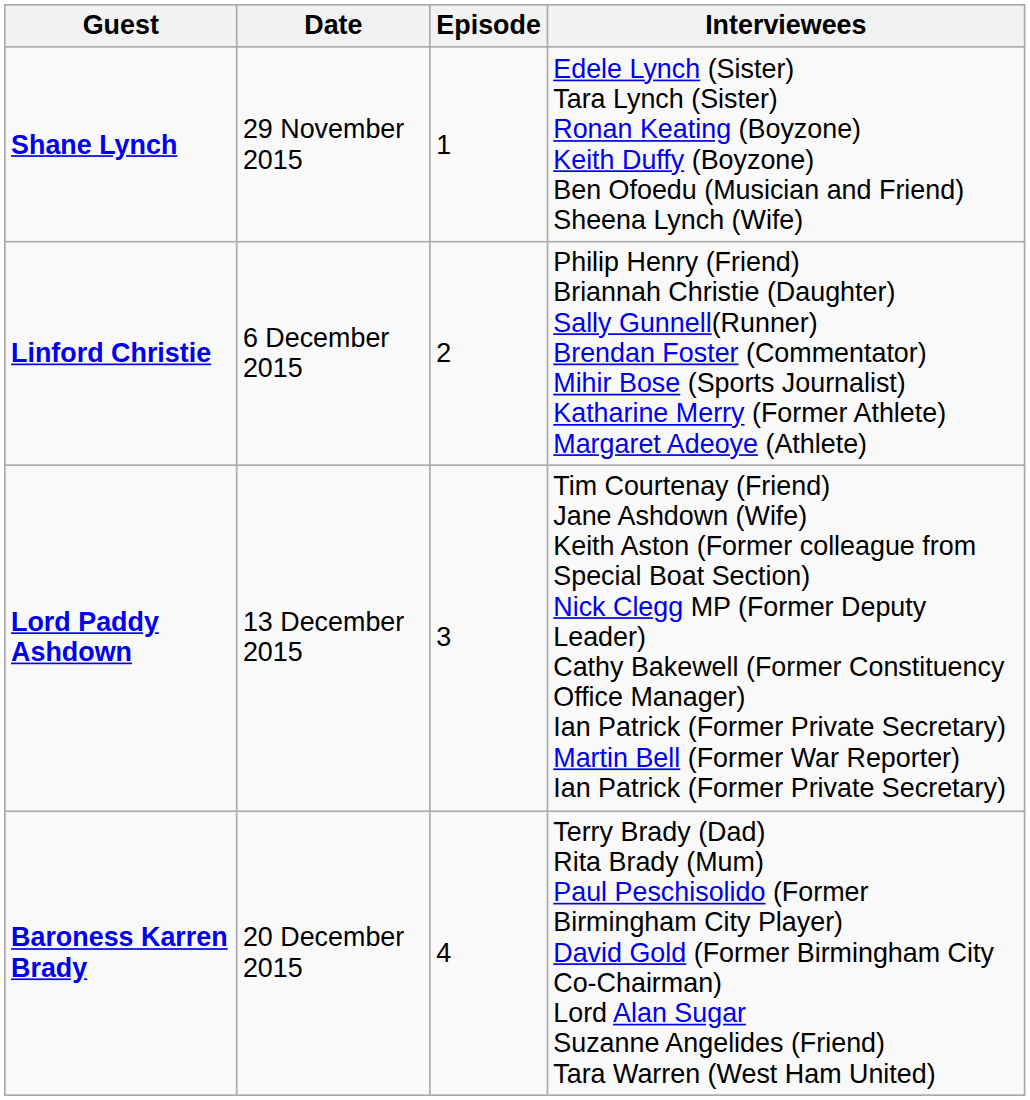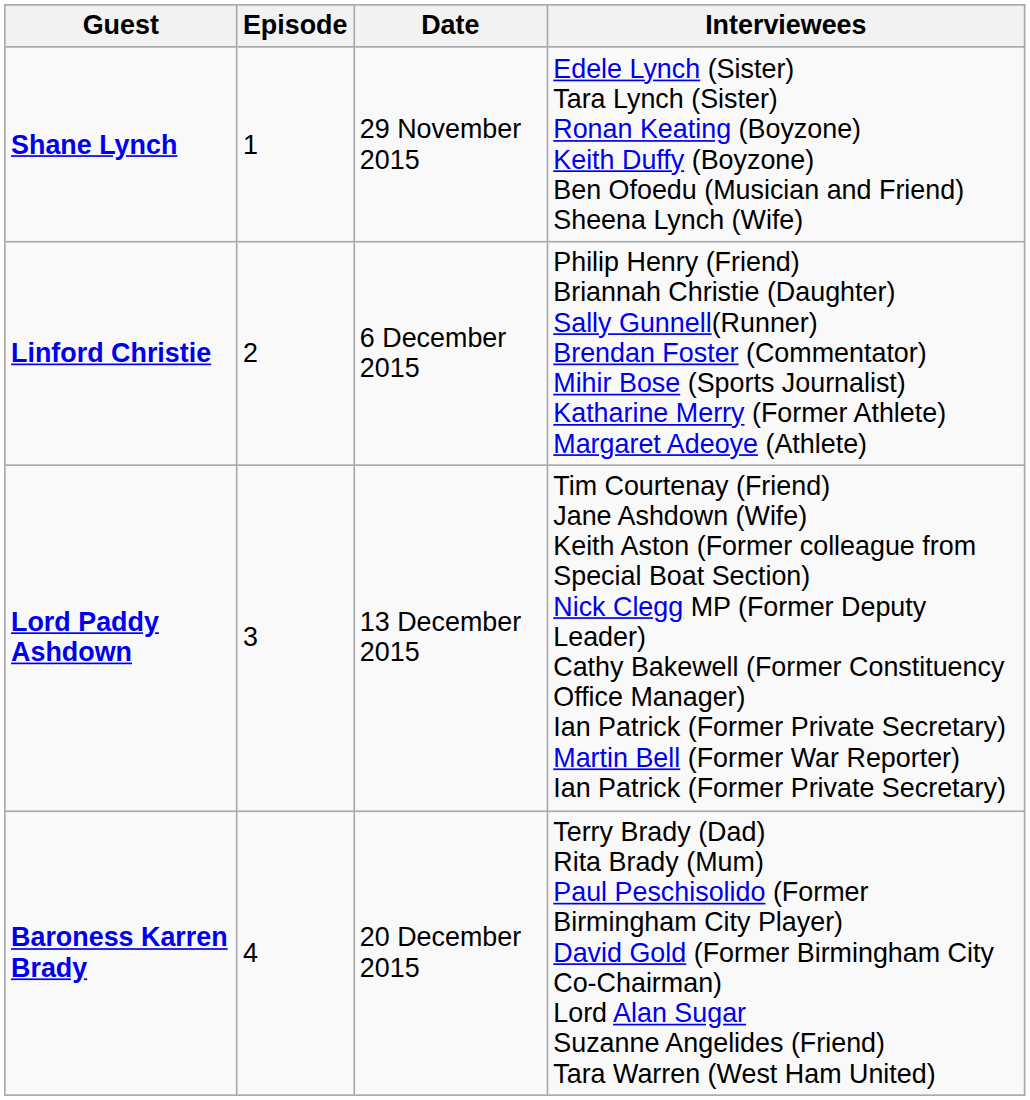columns swapped: (489, 25) <-> (333, 25)
